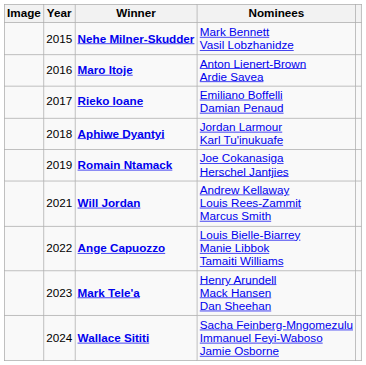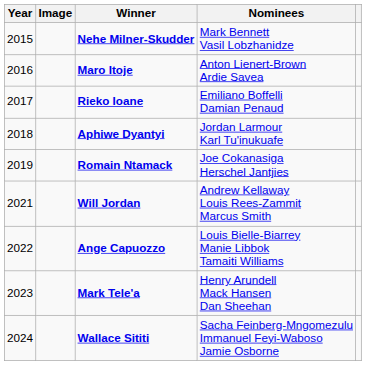columns swapped: (59, 13) <-> (24, 13)
